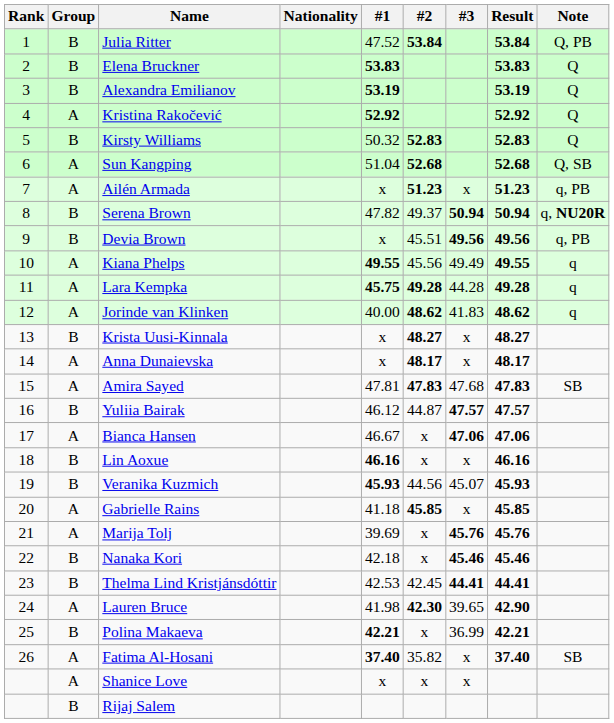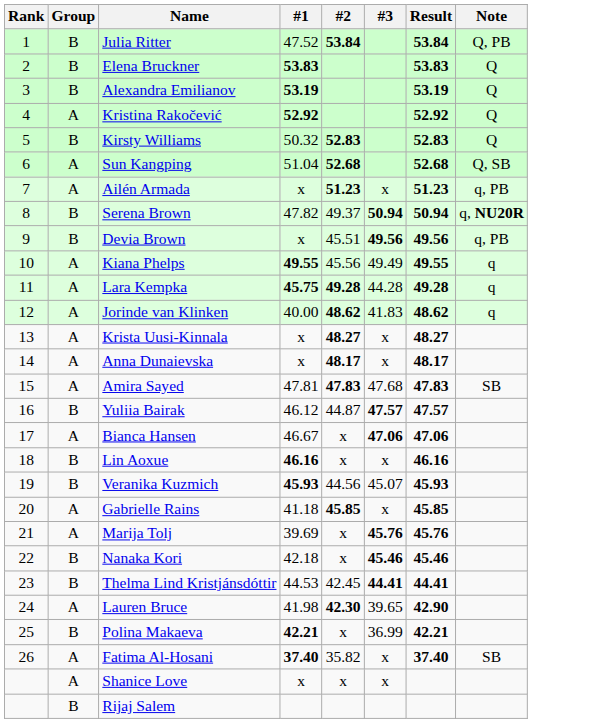- column: (321, 16)
(73, 336) B -> (73, 336) A
(382, 582) 42.53 -> (301, 582) 44.53
